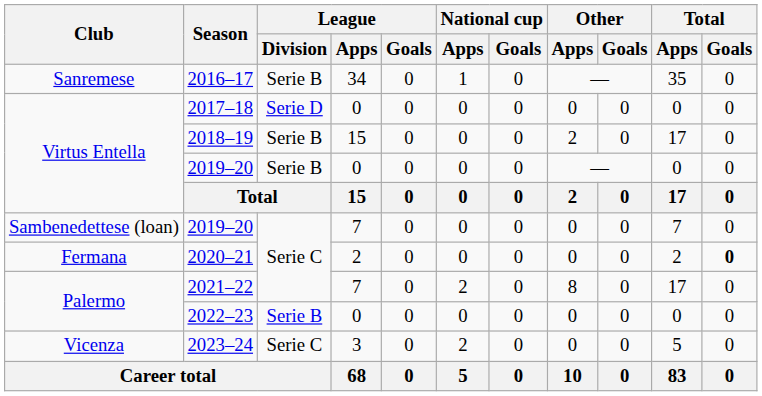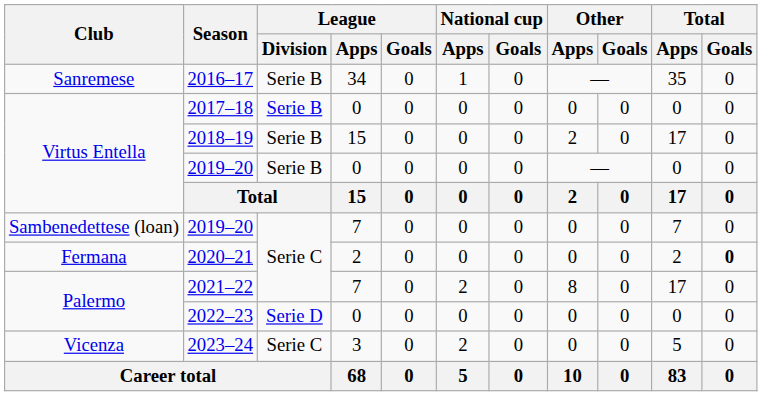(294, 108) Serie D -> (294, 108) Serie B
(294, 316) Serie B -> (294, 316) Serie D
